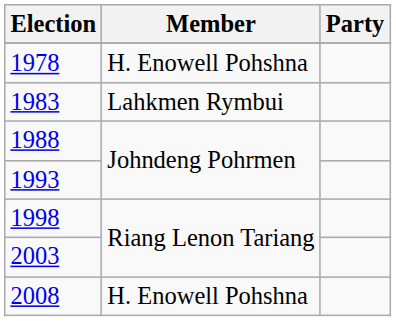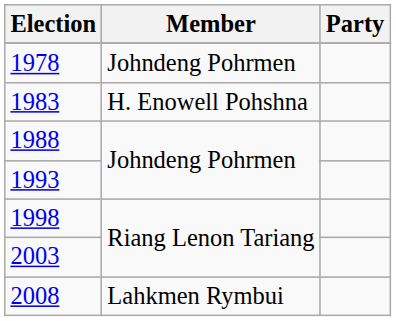(208, 62) H. Enowell Pohshna -> (202, 62) Johndeng Pohrmen
(196, 101) Lahkmen Rymbui -> (208, 101) H. Enowell Pohshna
(208, 295) H. Enowell Pohshna -> (196, 295) Lahkmen Rymbui
